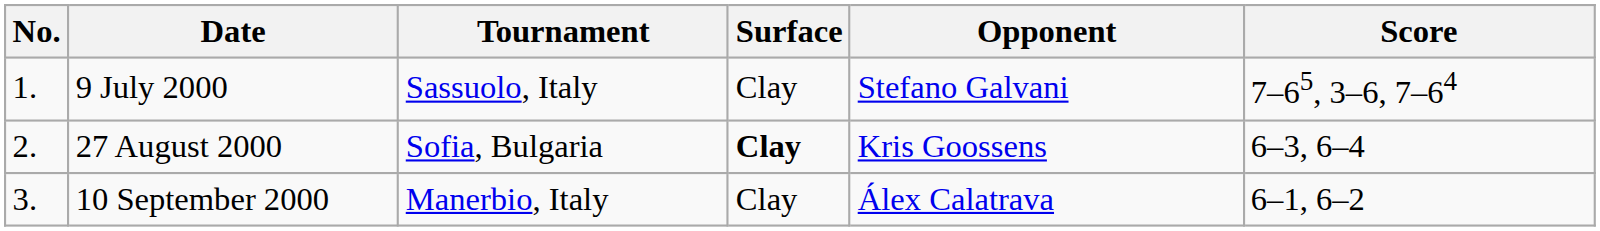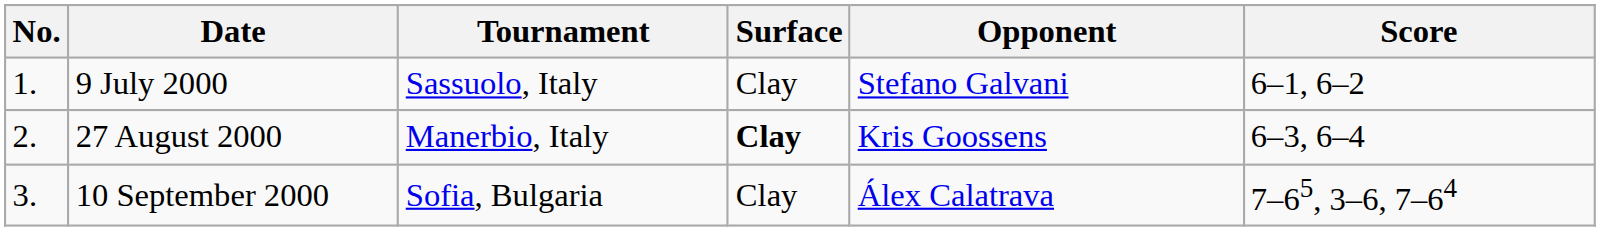(1354, 87) 7–65, 3–6, 7–64 -> (1308, 83) 6–1, 6–2
(504, 145) Sofia, Bulgaria -> (507, 136) Manerbio, Italy
(507, 197) Manerbio, Italy -> (504, 193) Sofia, Bulgaria
(1308, 197) 6–1, 6–2 -> (1354, 193) 7–65, 3–6, 7–64
